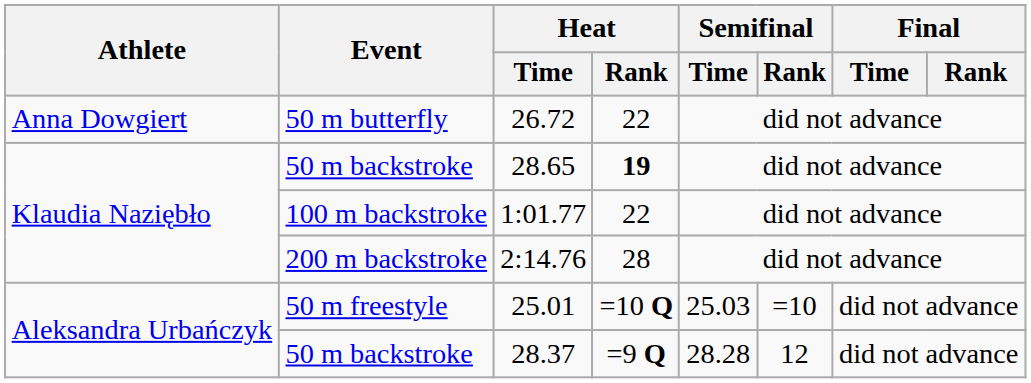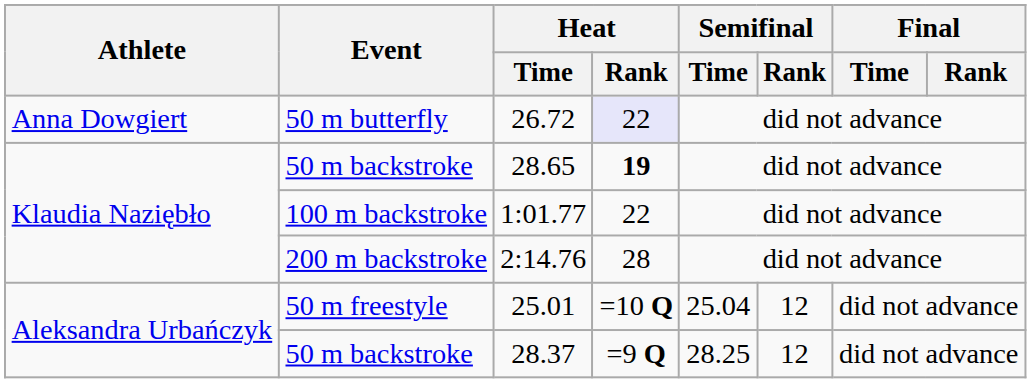(636, 119) no background -> (636, 119) lavender background
(718, 306) 25.03 -> (718, 306) 25.04
(795, 306) =10 -> (795, 306) 12
(718, 353) 28.28 -> (718, 353) 28.25
